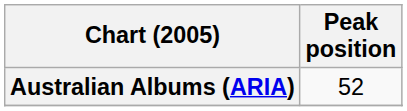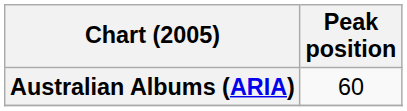(351, 86) 52 -> (351, 86) 60
